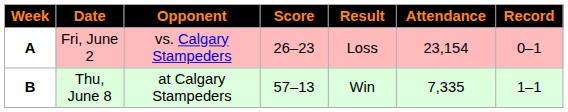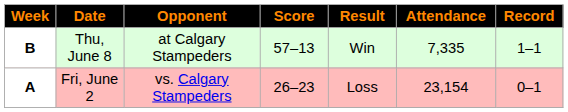rows swapped: (90, 47) <-> (90, 87)
